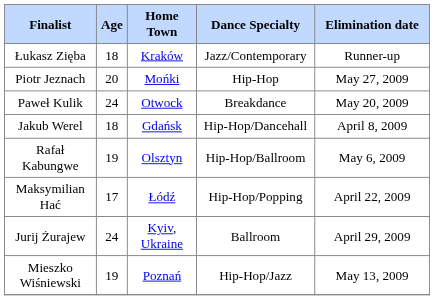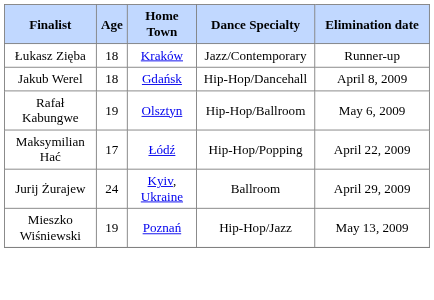- row: (50, 79)
- row: (50, 102)
